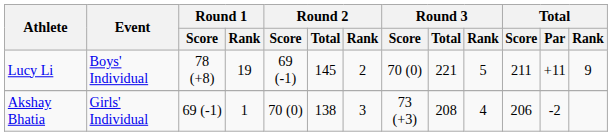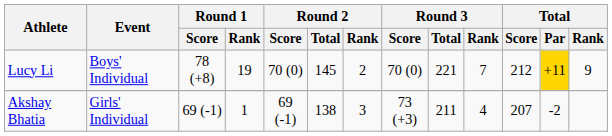(285, 70) 69 (-1) -> (285, 70) 70 (0)
(483, 70) 5 -> (483, 70) 7
(521, 70) 211 -> (521, 70) 212
(555, 70) no background -> (555, 70) gold background
(285, 111) 70 (0) -> (285, 111) 69 (-1)
(446, 111) 208 -> (446, 111) 211
(521, 111) 206 -> (521, 111) 207
